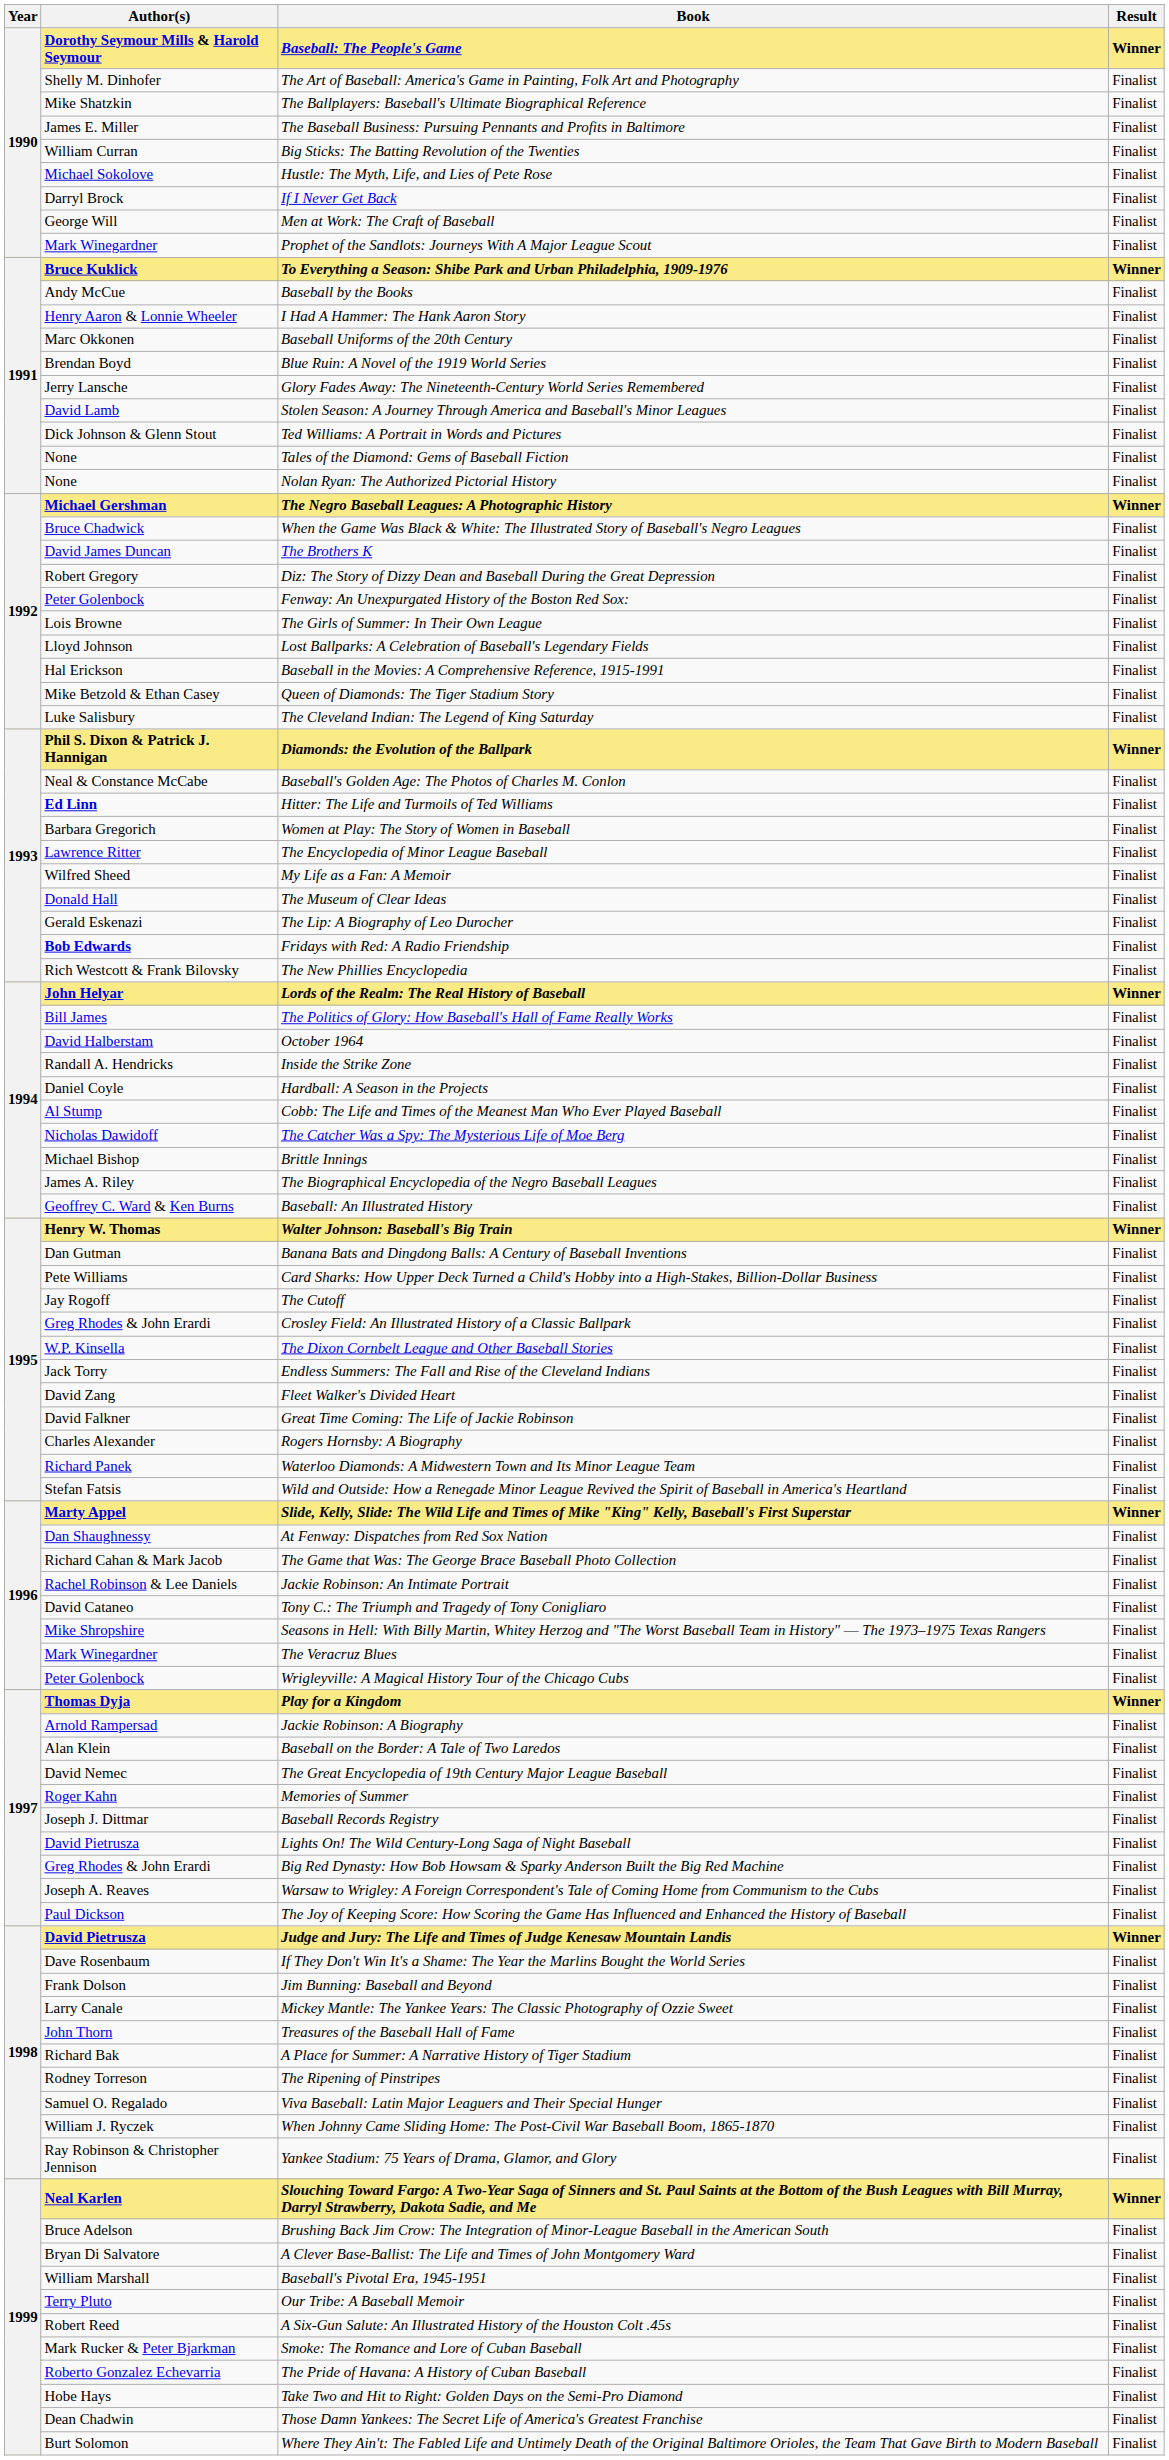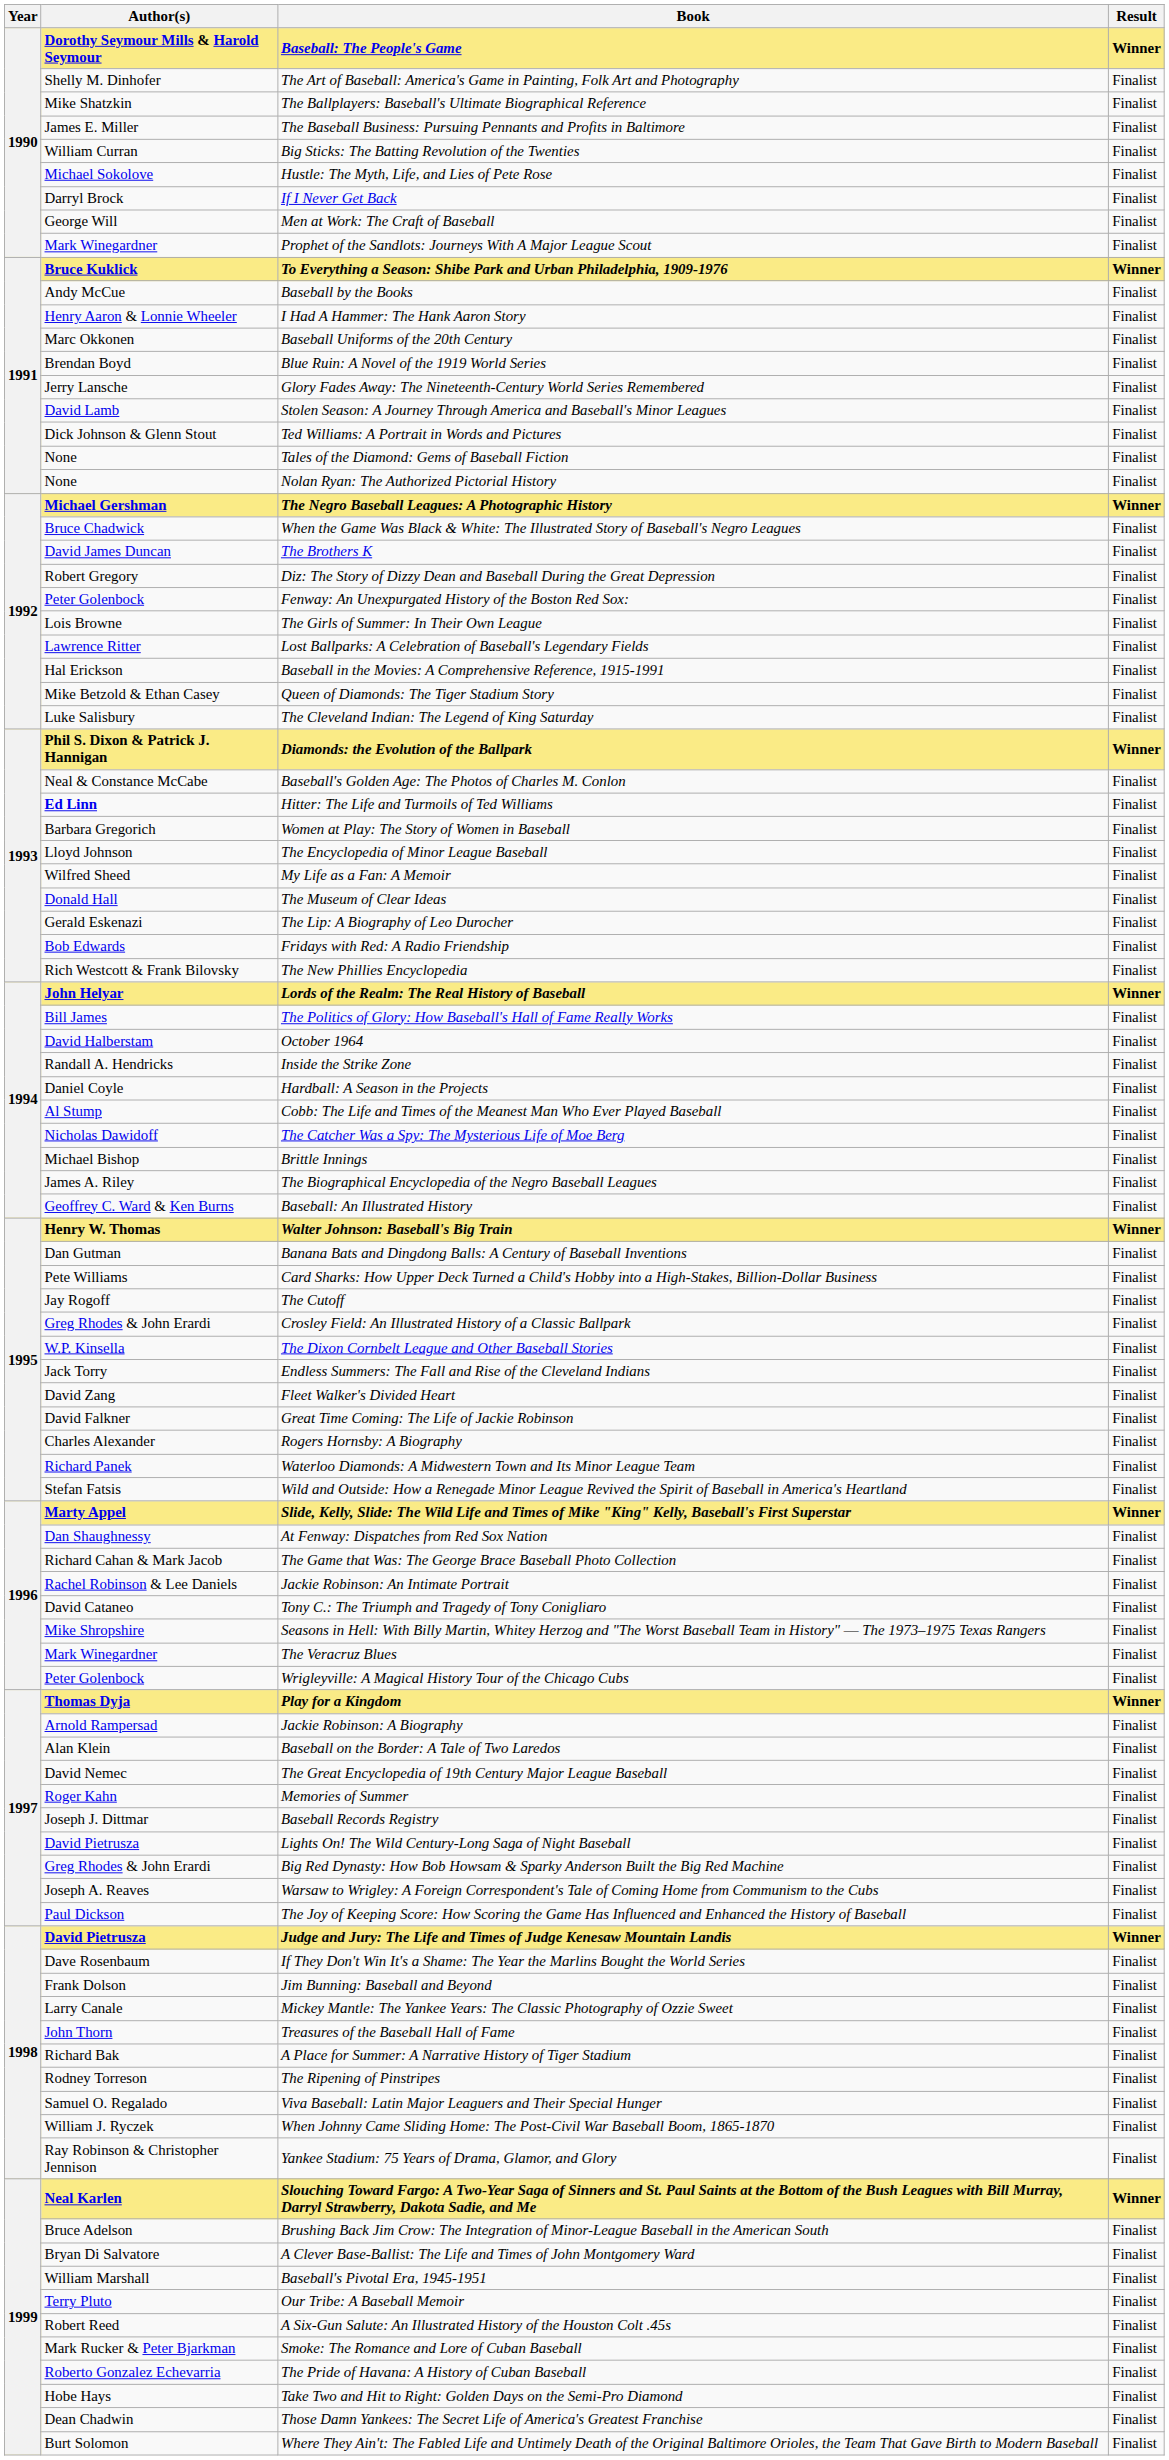(89, 646) Lloyd Johnson -> (93, 646) Lawrence Ritter
(93, 852) Lawrence Ritter -> (89, 852) Lloyd Johnson
(88, 946) bold -> (85, 946) normal
